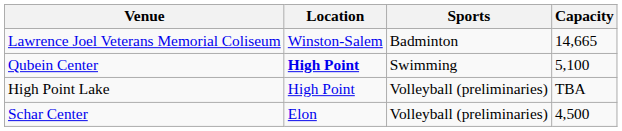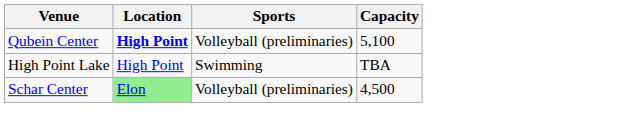- row: (144, 41)
(424, 65) Swimming -> (274, 41) Volleyball (preliminaries)
(469, 89) Volleyball (preliminaries) -> (229, 65) Swimming
(302, 114) no background -> (131, 89) lightgreen background
